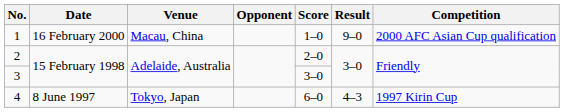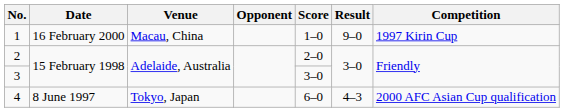(466, 35) 2000 AFC Asian Cup qualification -> (417, 35) 1997 Kirin Cup
(417, 96) 1997 Kirin Cup -> (466, 96) 2000 AFC Asian Cup qualification
